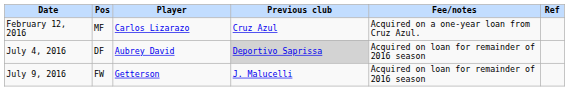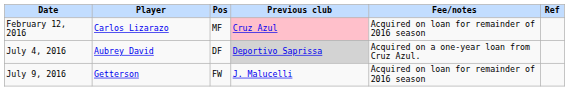columns swapped: (172, 11) <-> (102, 11)
(255, 29) no background -> (255, 29) pink background
(450, 29) Acquired on a one-year loan from Cruz Azul. -> (453, 29) Acquired on loan for remainder of 2016 season
(453, 52) Acquired on loan for remainder of 2016 season -> (450, 52) Acquired on a one-year loan from Cruz Azul.
